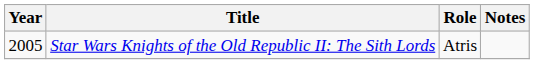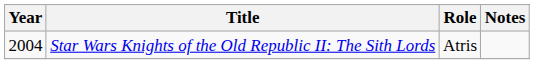(25, 44) 2005 -> (25, 44) 2004
